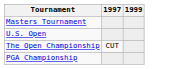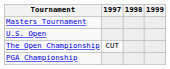+ column: (134, 11)
